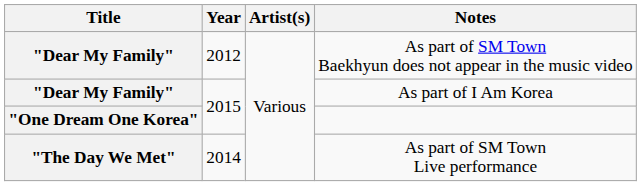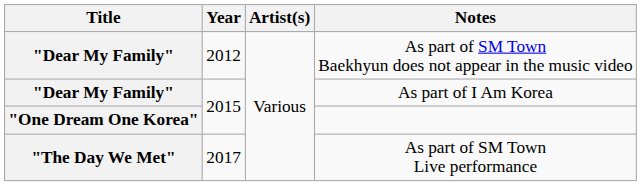(224, 156) 2014 -> (224, 156) 2017
